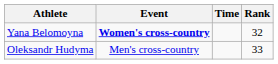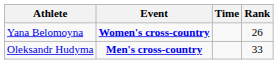(257, 32) 32 -> (257, 32) 26
(154, 50) normal -> (154, 50) bold
